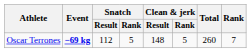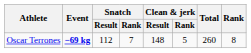(131, 40) 5 -> (131, 40) 7
(234, 40) 7 -> (234, 40) 8
